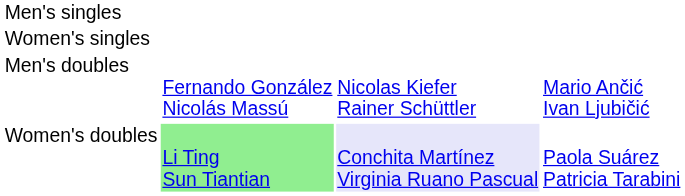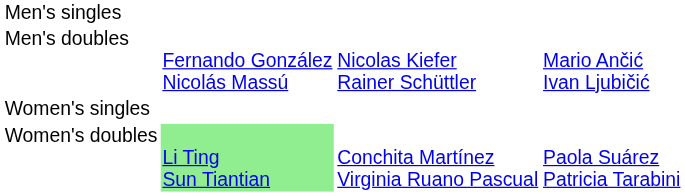rows swapped: (77, 39) <-> (67, 65)
(438, 168) lavender background -> (438, 168) no background
